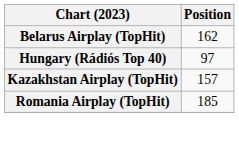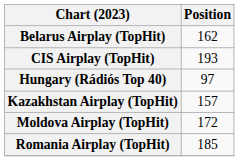+ row: (93, 58)
+ row: (93, 123)
